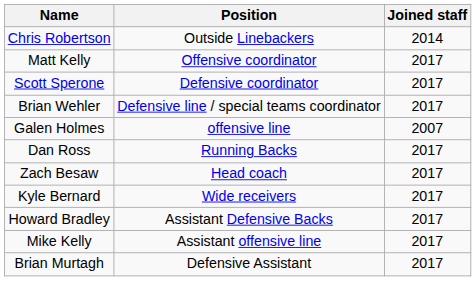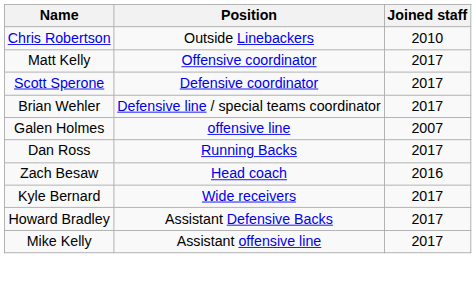(427, 38) 2014 -> (427, 38) 2010
(427, 173) 2017 -> (427, 173) 2016
- row: (59, 264)
